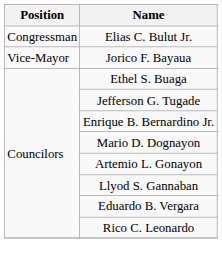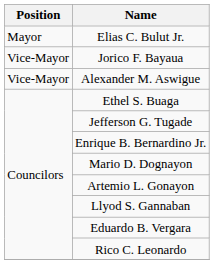(42, 36) Congressman -> (24, 36) Mayor
+ row: (141, 79)
